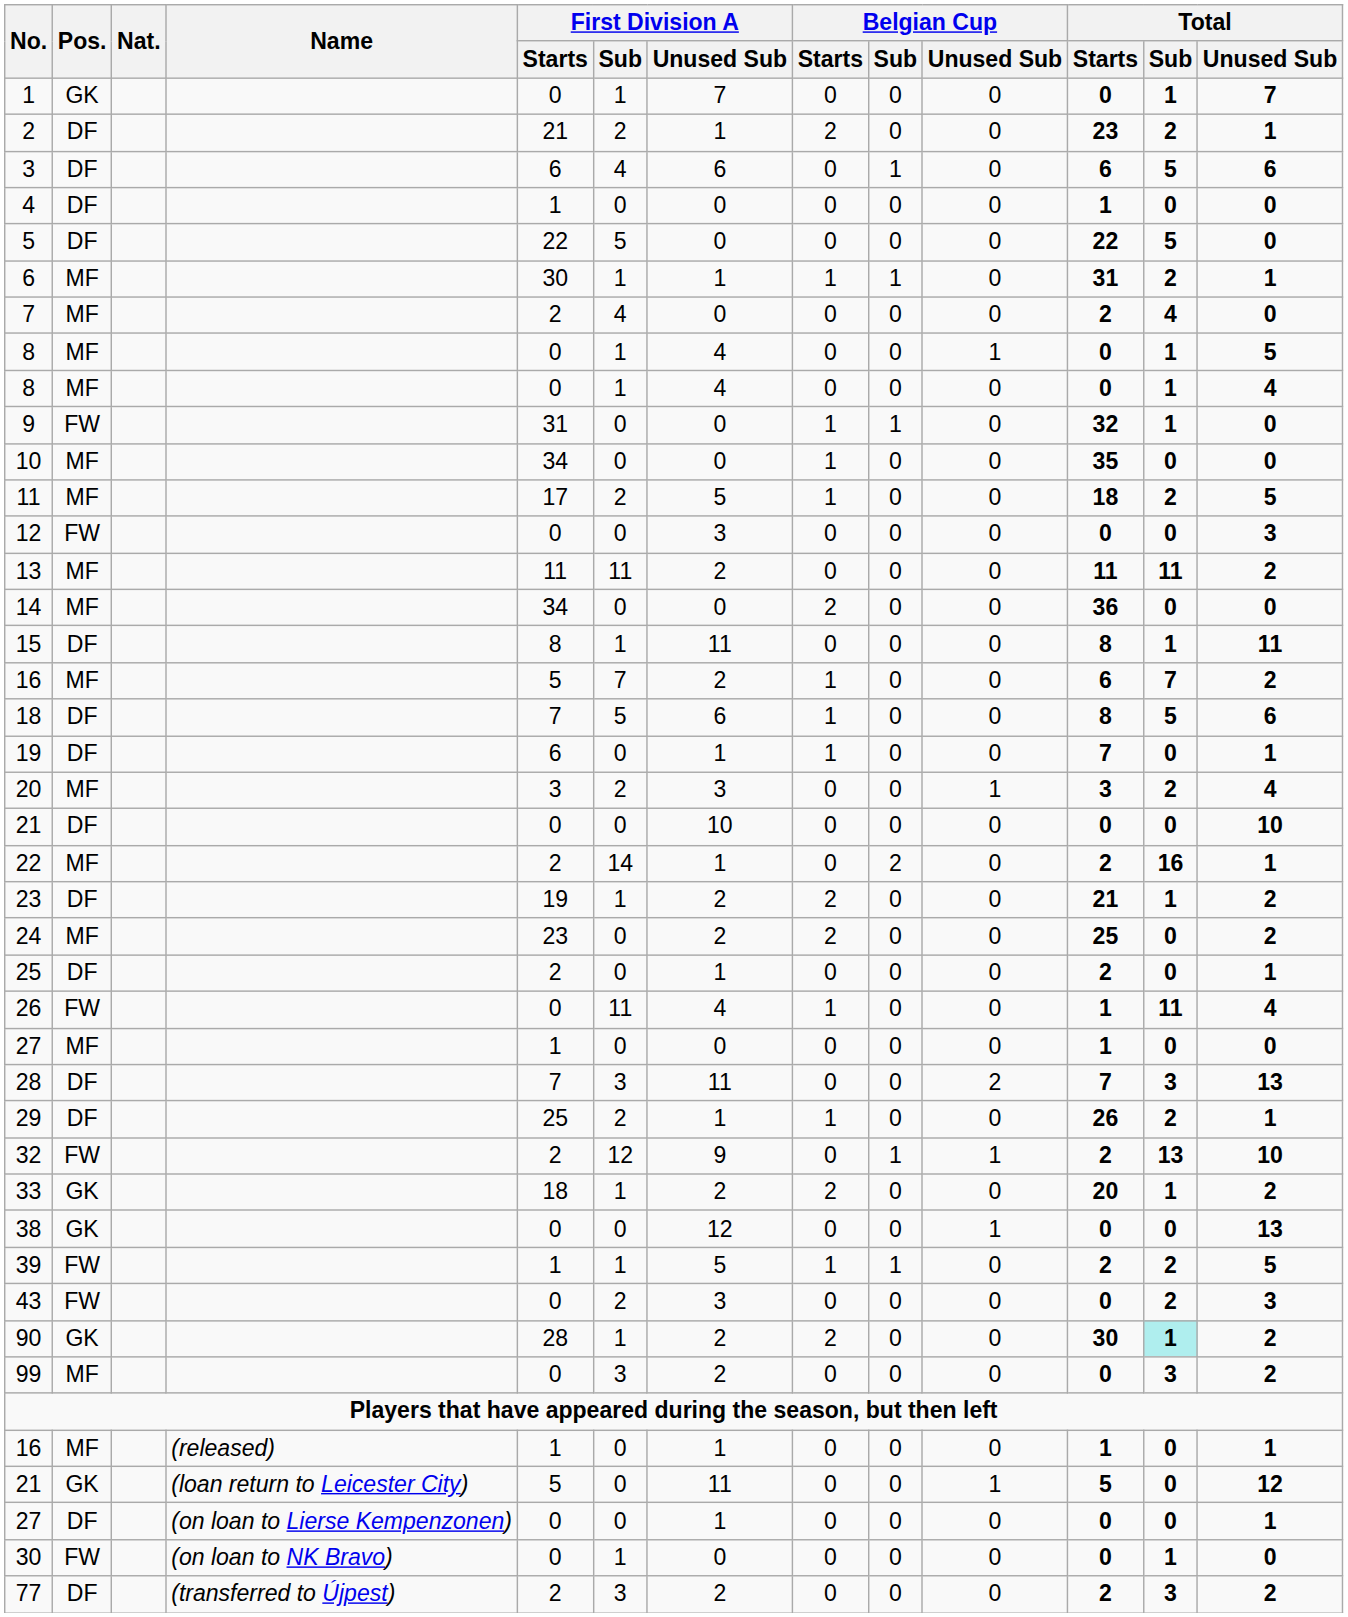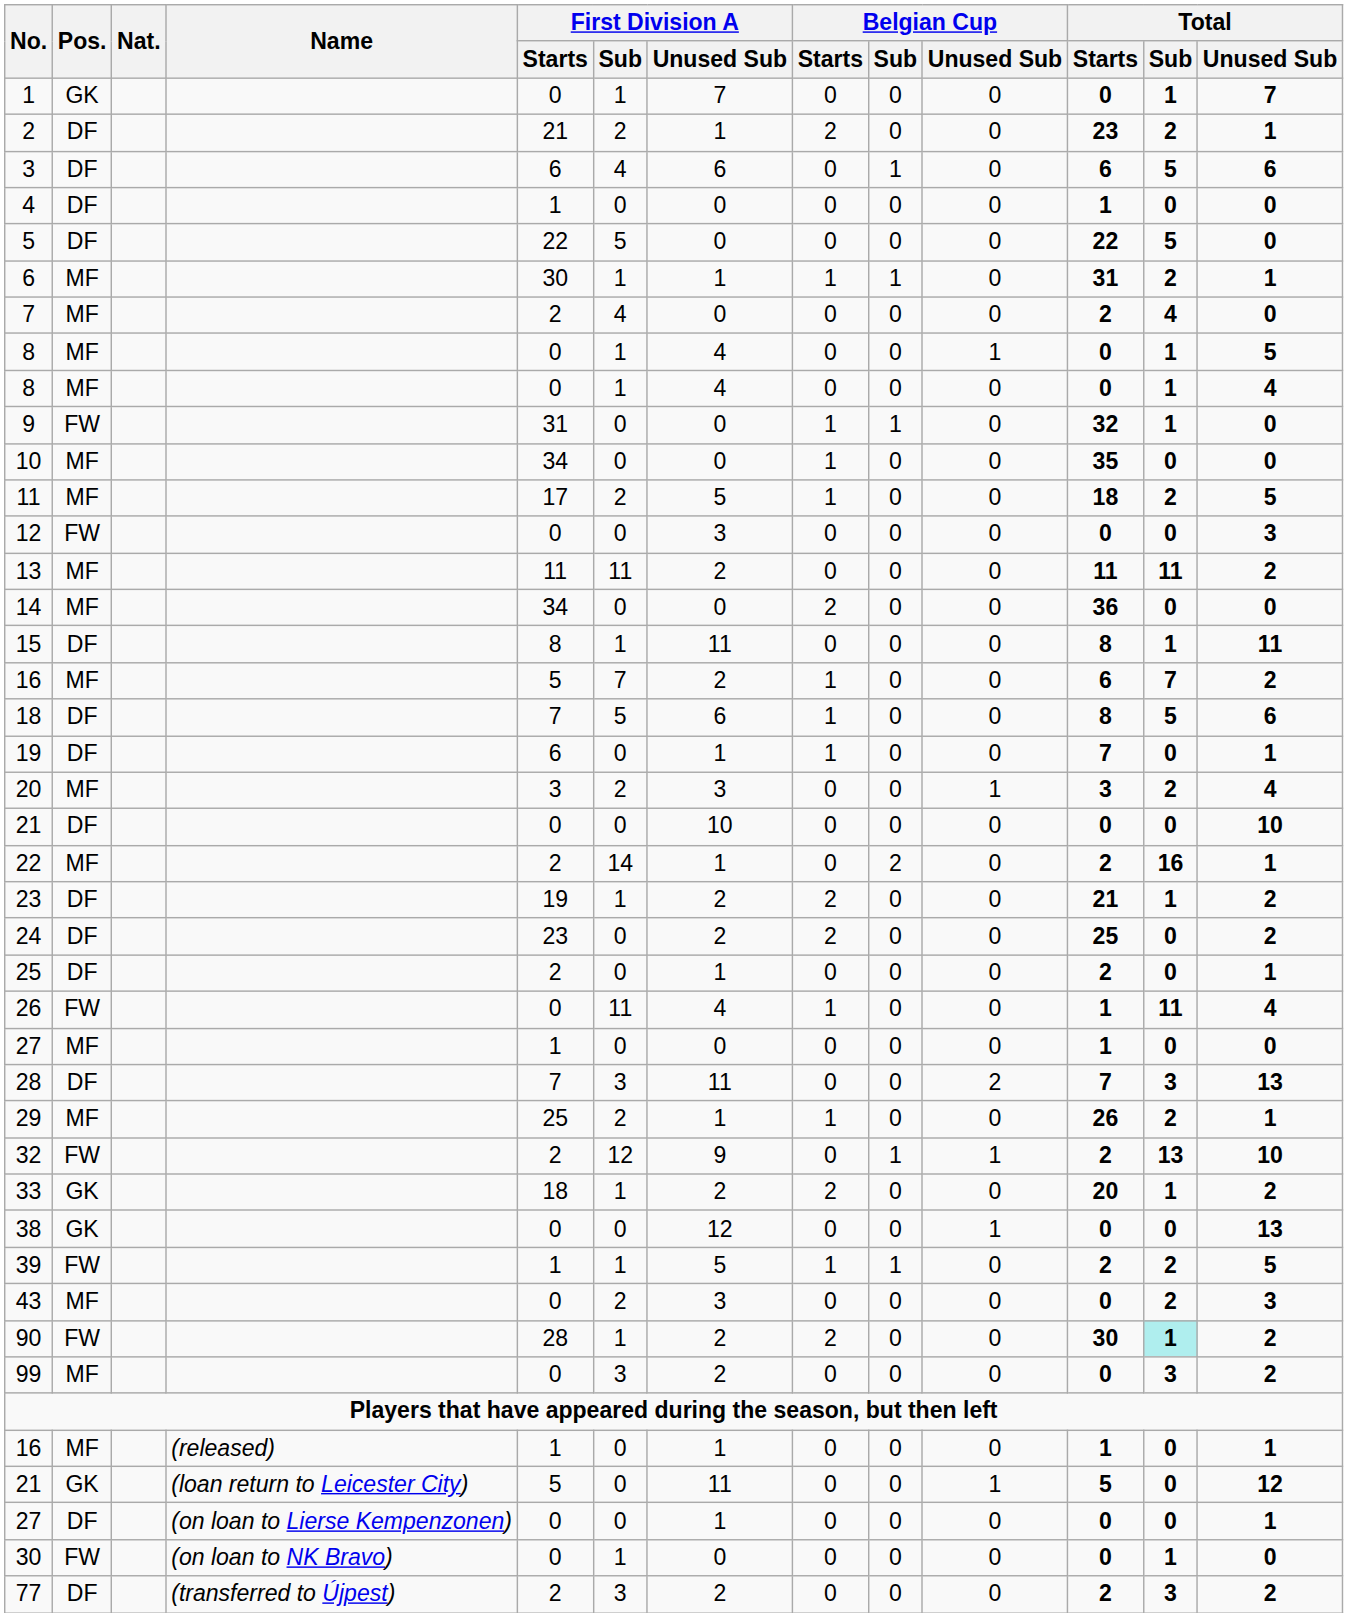(82, 936) MF -> (82, 936) DF
(82, 1118) DF -> (82, 1118) MF
(82, 1301) FW -> (82, 1301) MF
(82, 1338) GK -> (82, 1338) FW
